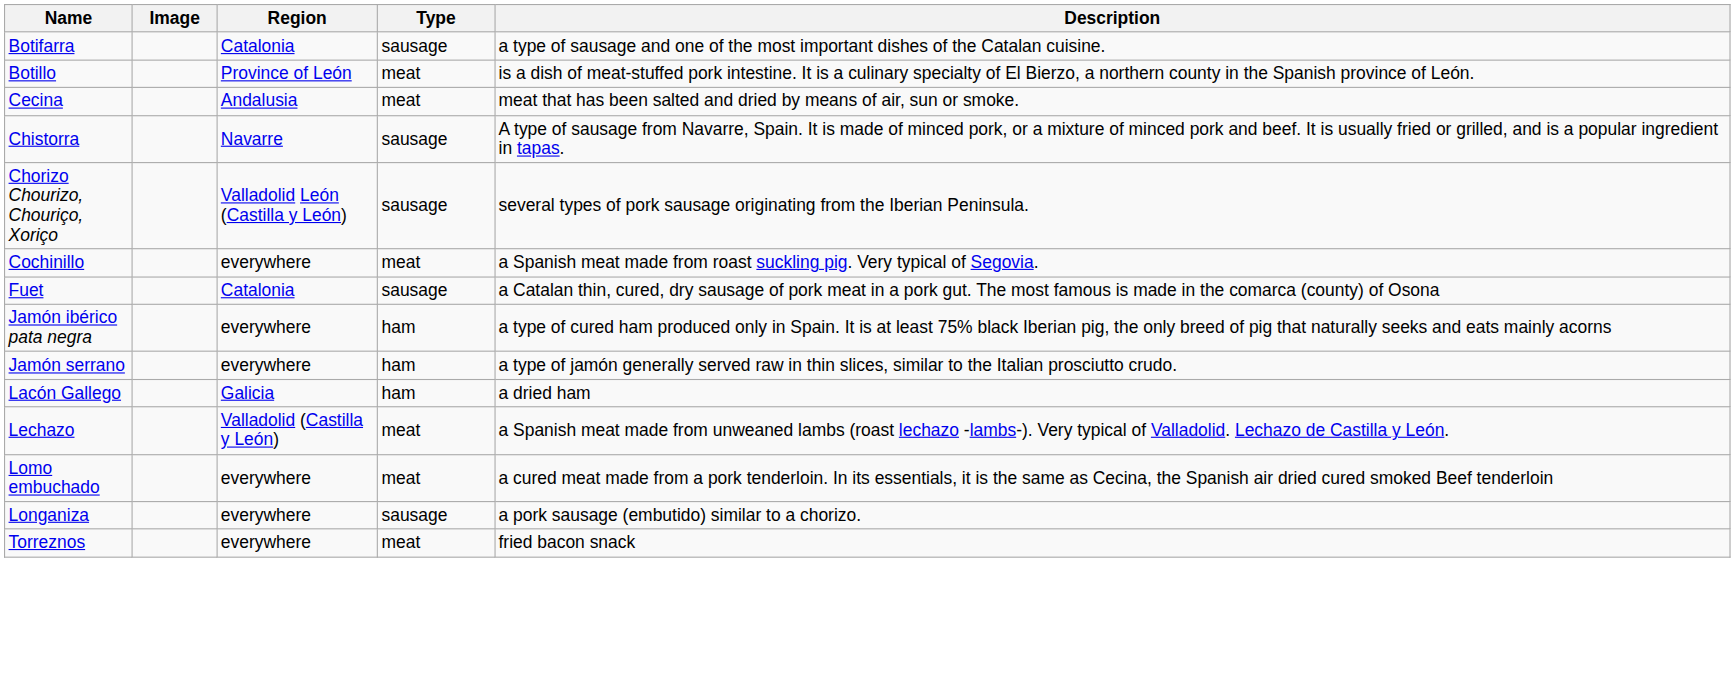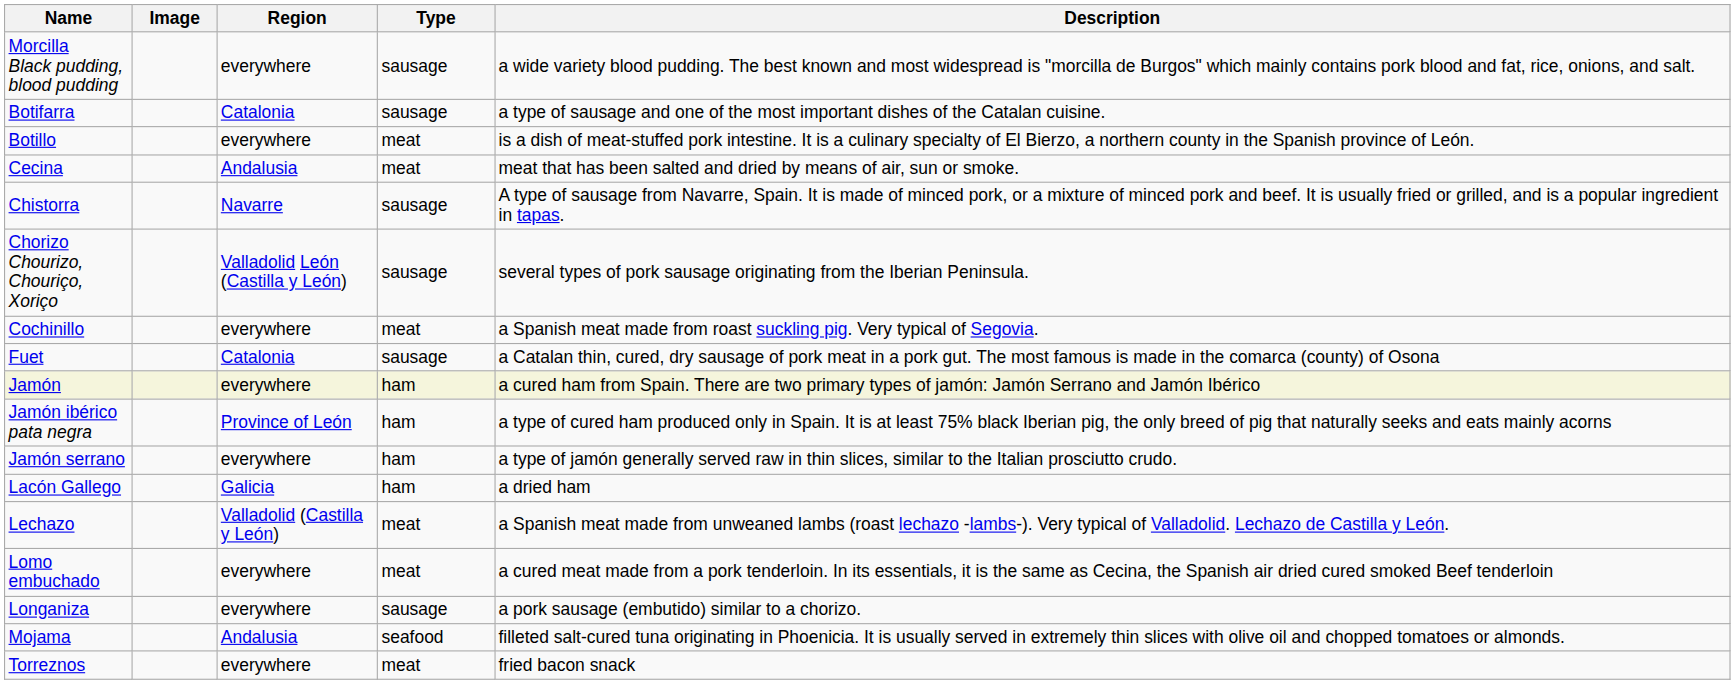+ row: (66, 65)
(286, 73) Province of León -> (266, 140) everywhere
+ row: (35, 384)
(266, 327) everywhere -> (286, 422) Province of León
+ row: (40, 637)
